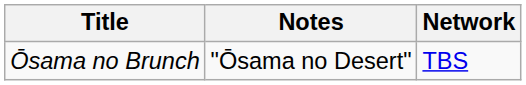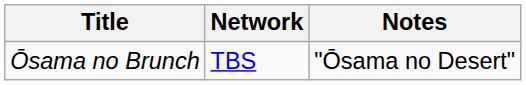columns swapped: (469, 23) <-> (311, 23)
